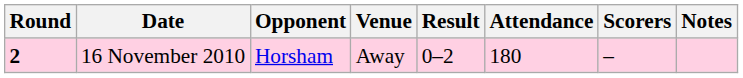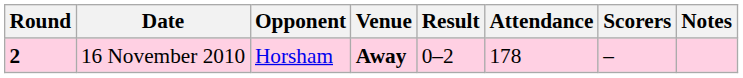(380, 55) normal -> (381, 55) bold
(505, 55) 180 -> (505, 55) 178
